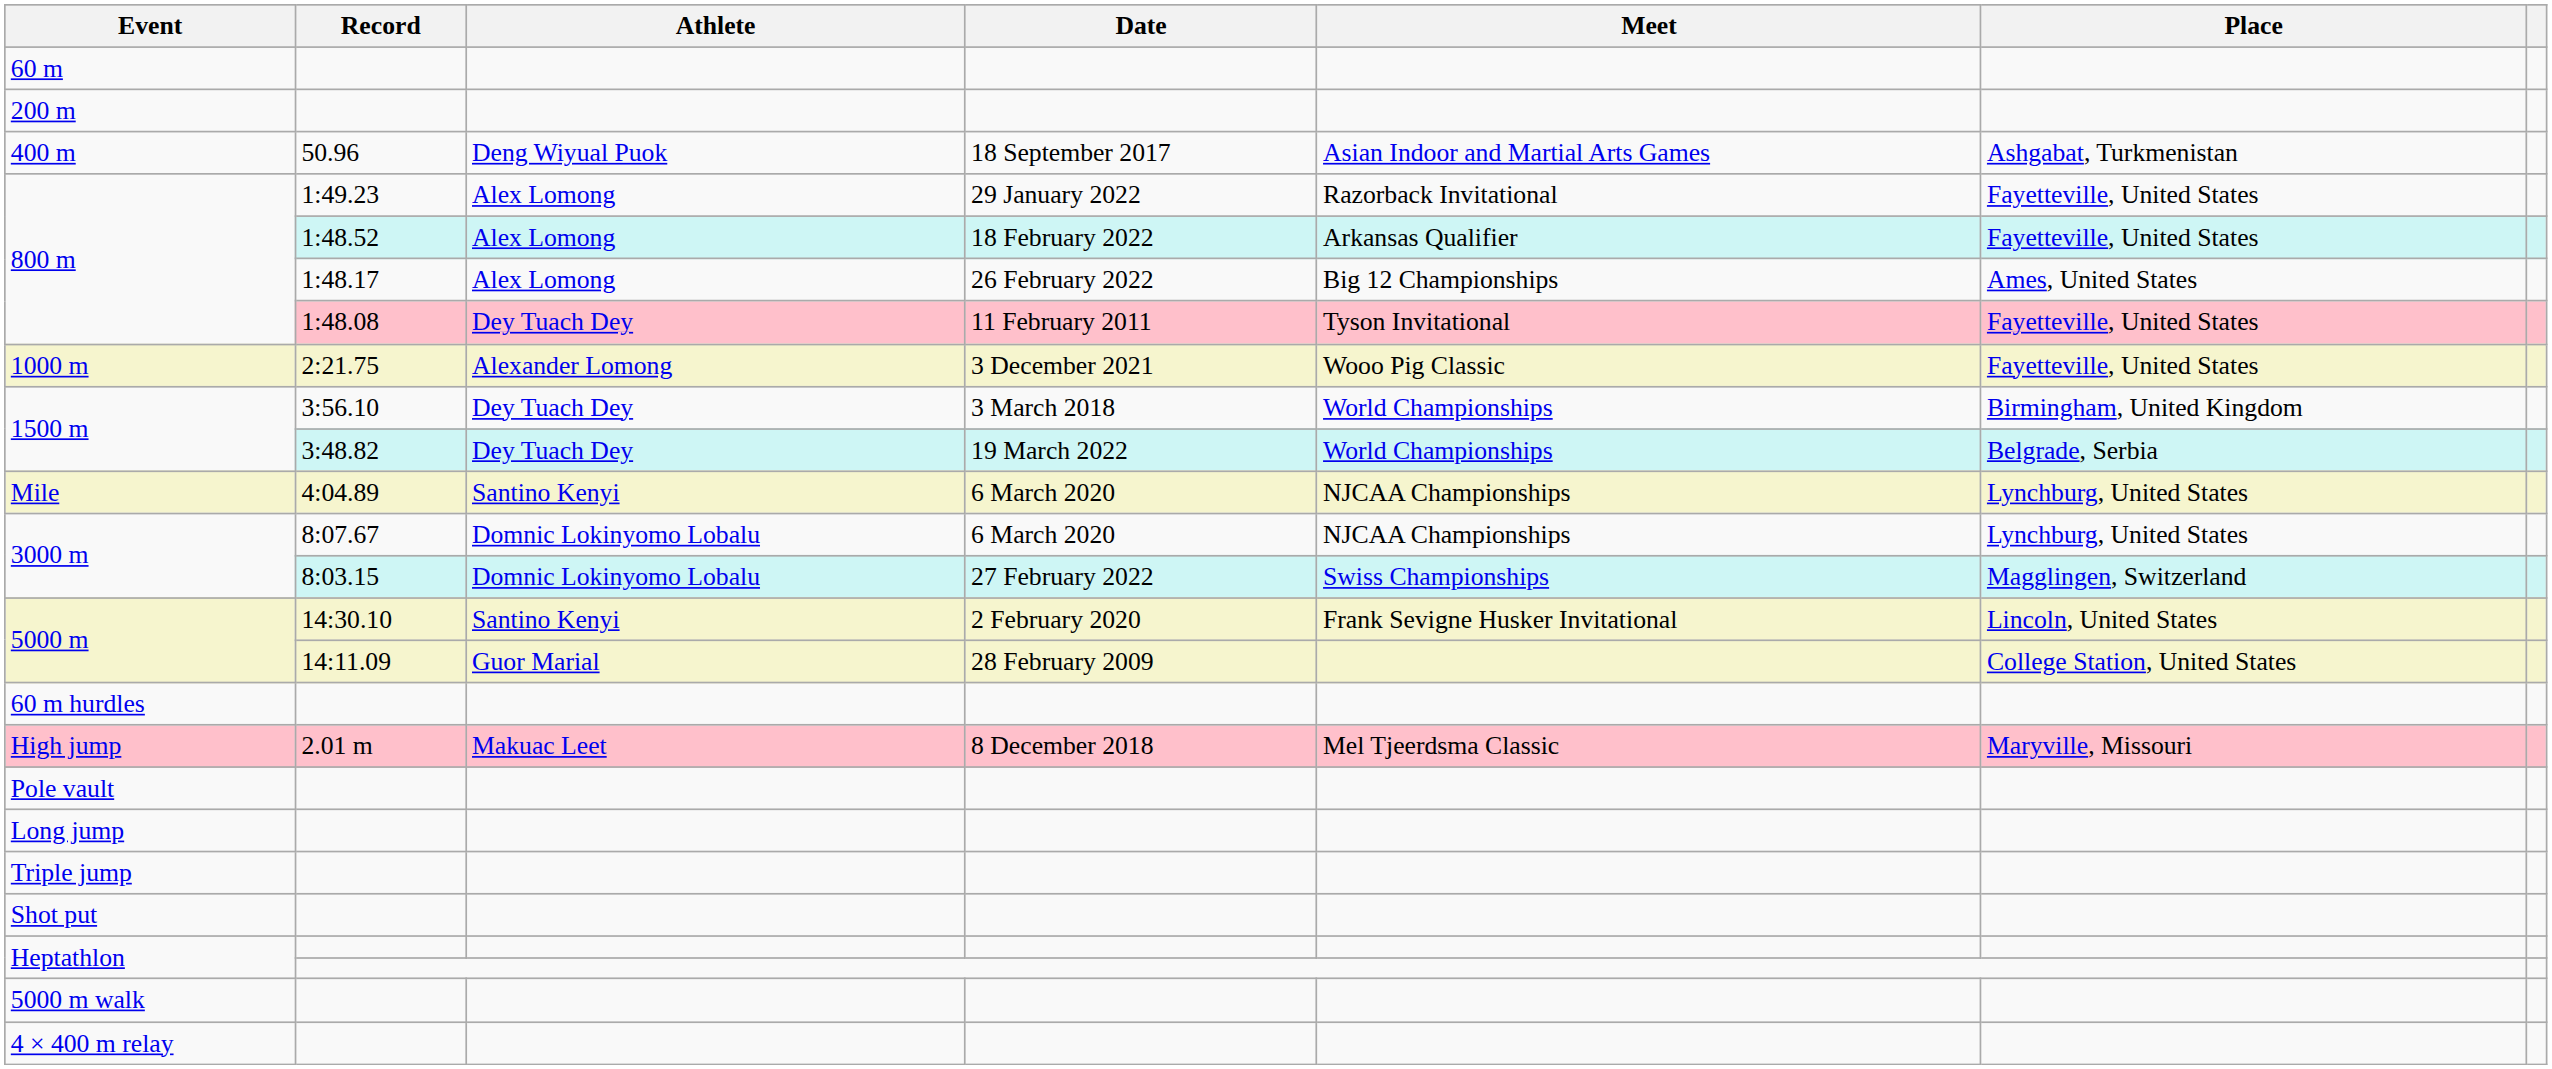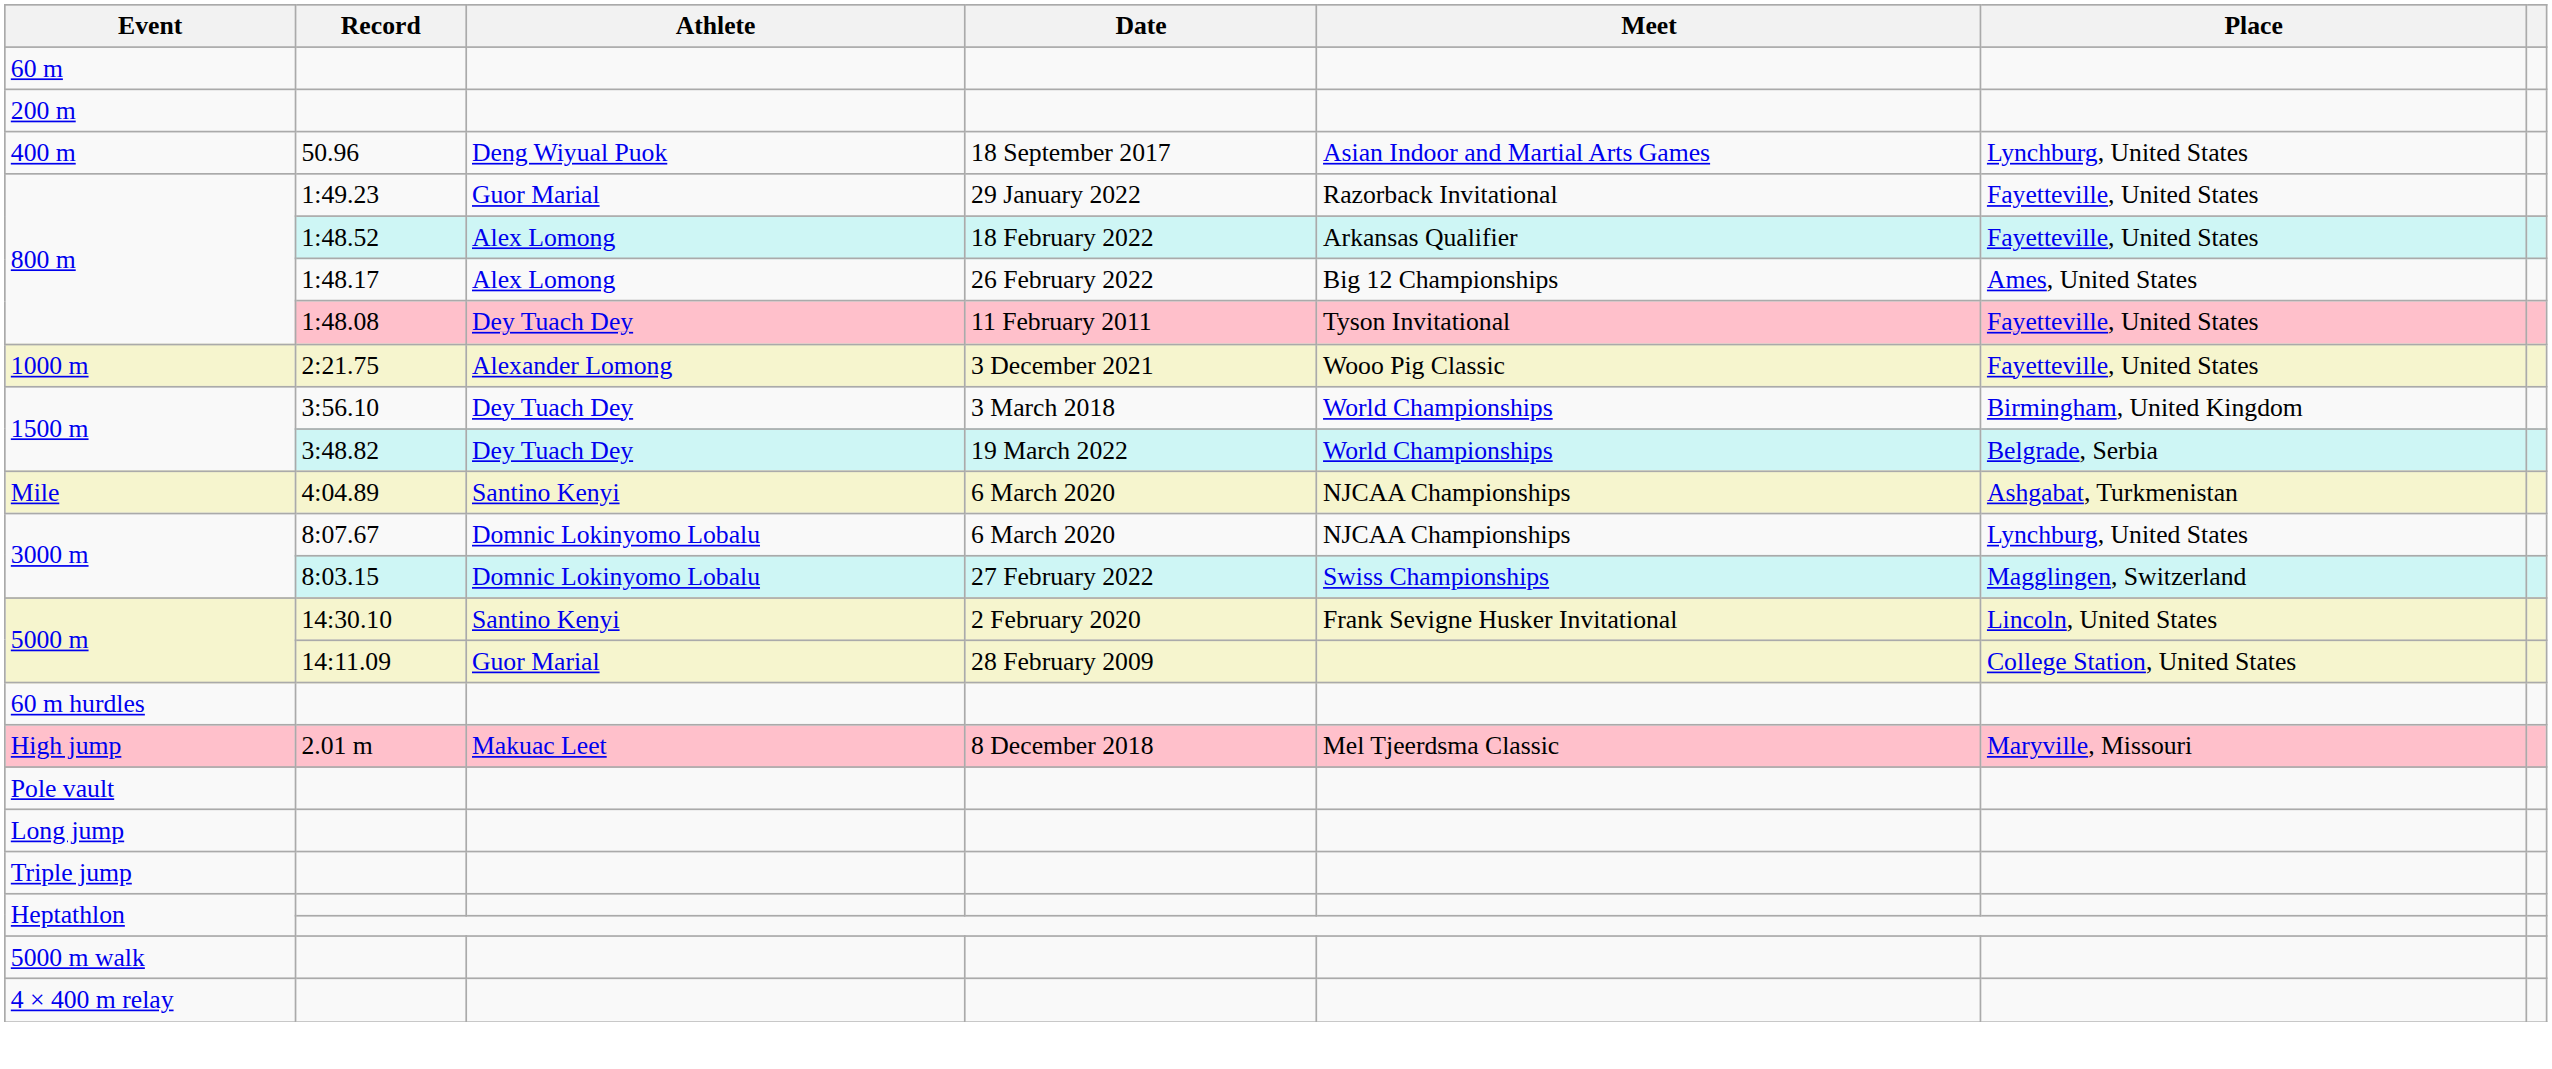(2112, 152) Ashgabat, Turkmenistan -> (2118, 152) Lynchburg, United States
(544, 195) Alex Lomong -> (536, 195) Guor Marial
(2118, 491) Lynchburg, United States -> (2112, 491) Ashgabat, Turkmenistan
- row: (54, 915)
